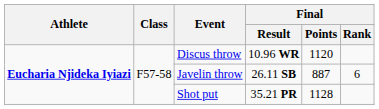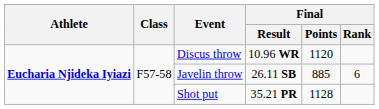(321, 74) 887 -> (321, 74) 885
